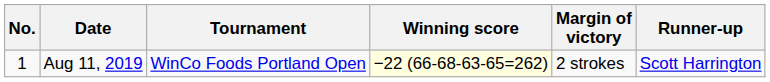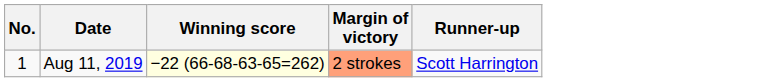- column: (258, 28)
(590, 64) no background -> (367, 64) lightsalmon background
